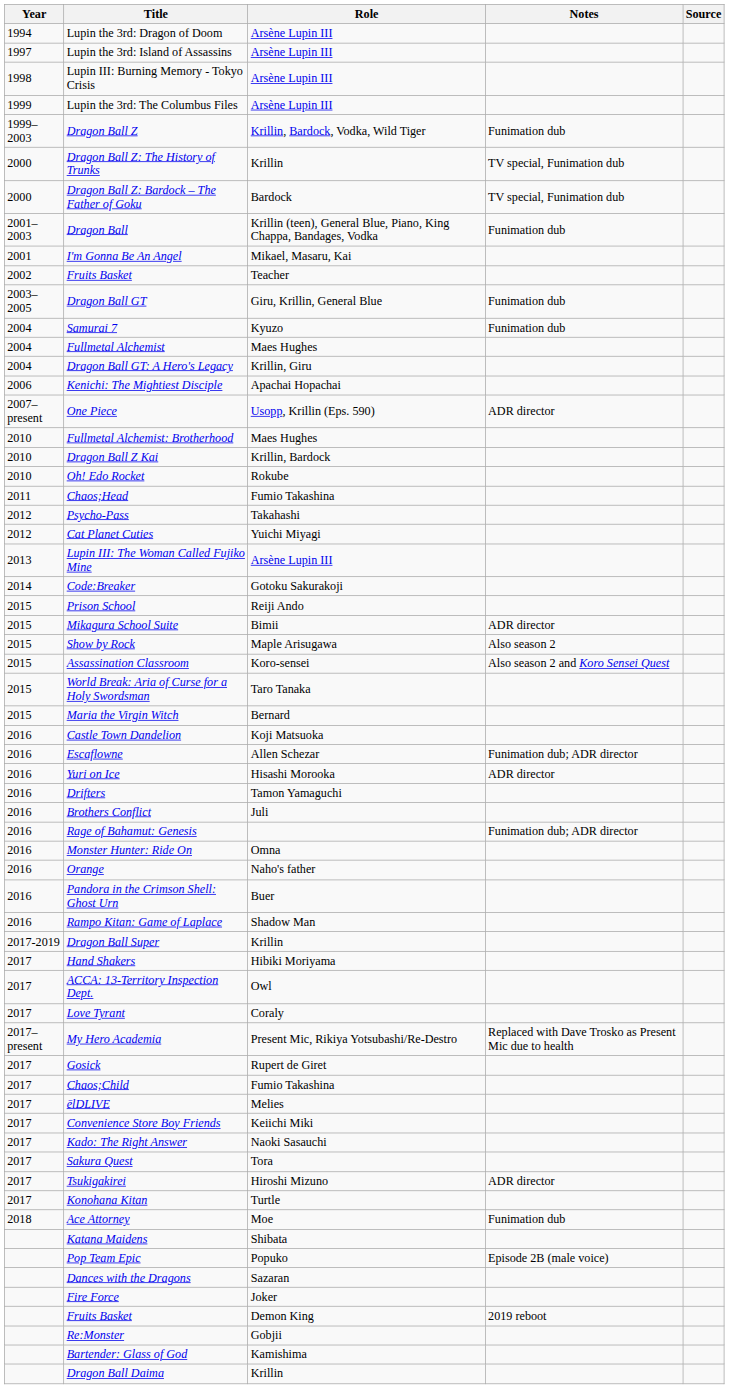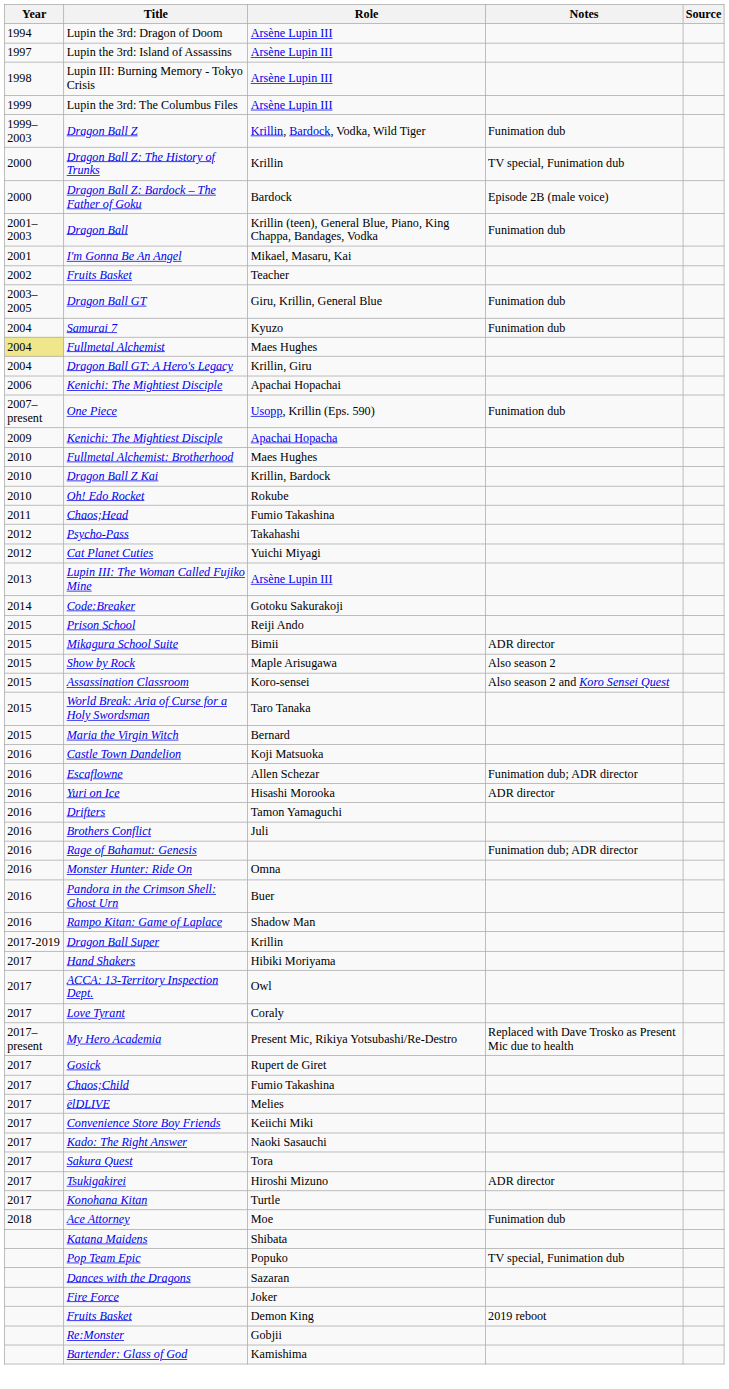(556, 197) TV special, Funimation dub -> (548, 197) Episode 2B (male voice)
(19, 346) no background -> (19, 346) khaki background
(521, 411) ADR director -> (527, 411) Funimation dub
+ row: (145, 437)
- row: (85, 870)
(548, 1258) Episode 2B (male voice) -> (556, 1258) TV special, Funimation dub
- row: (115, 1373)
